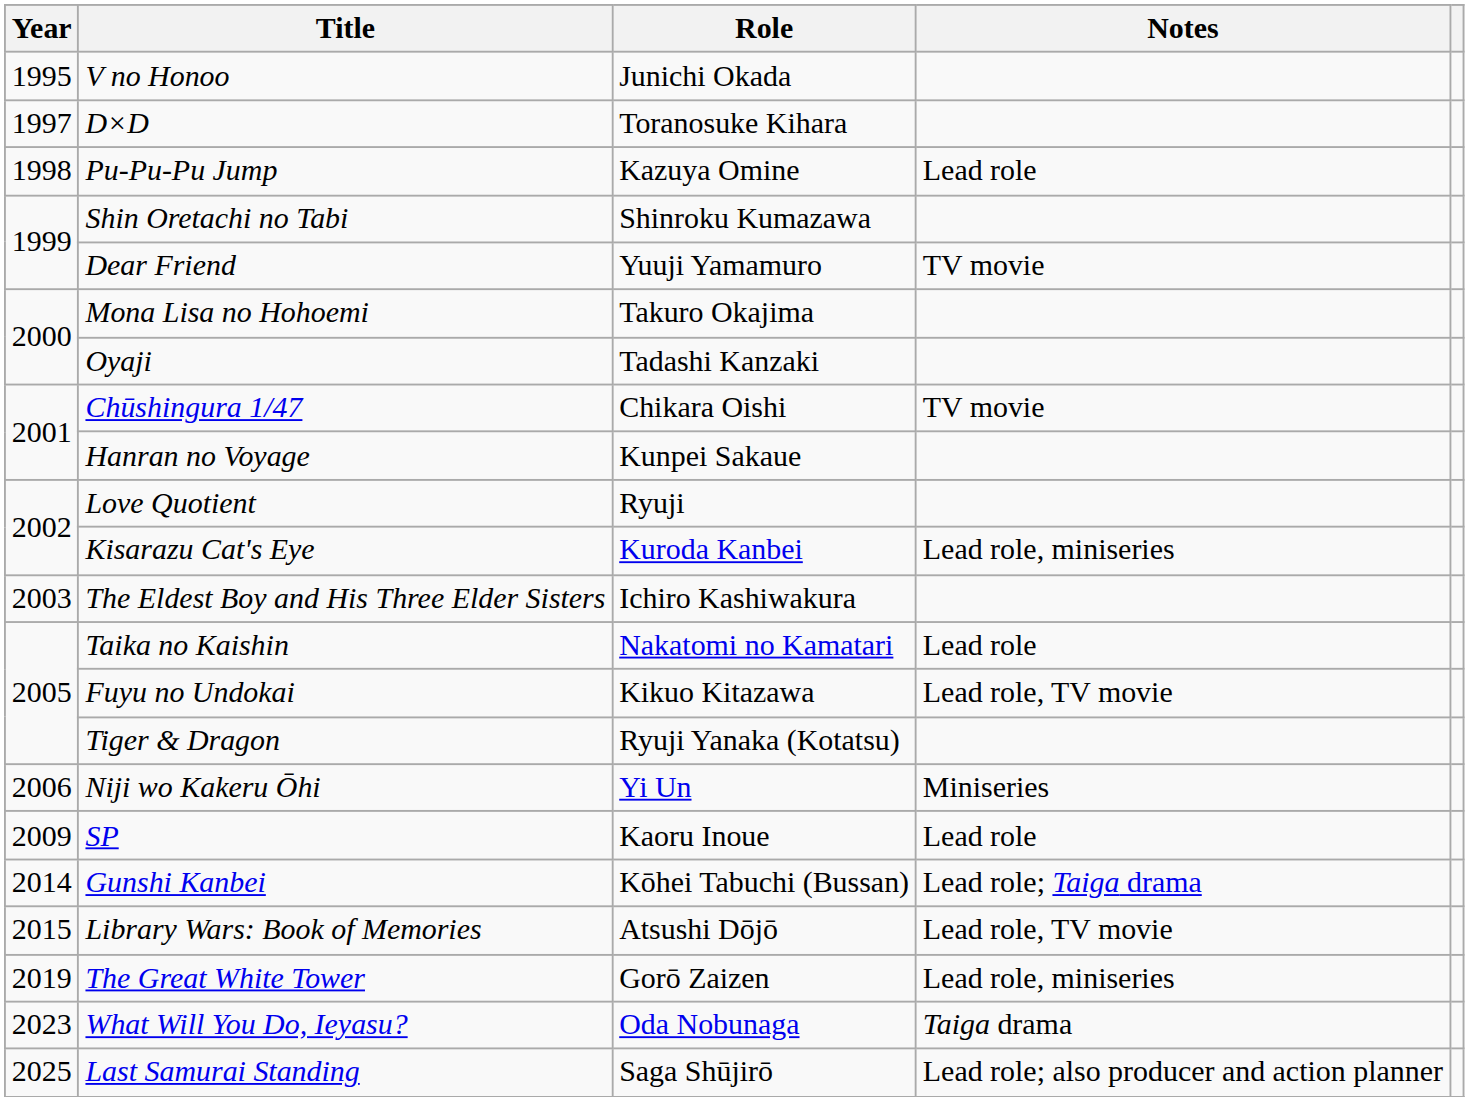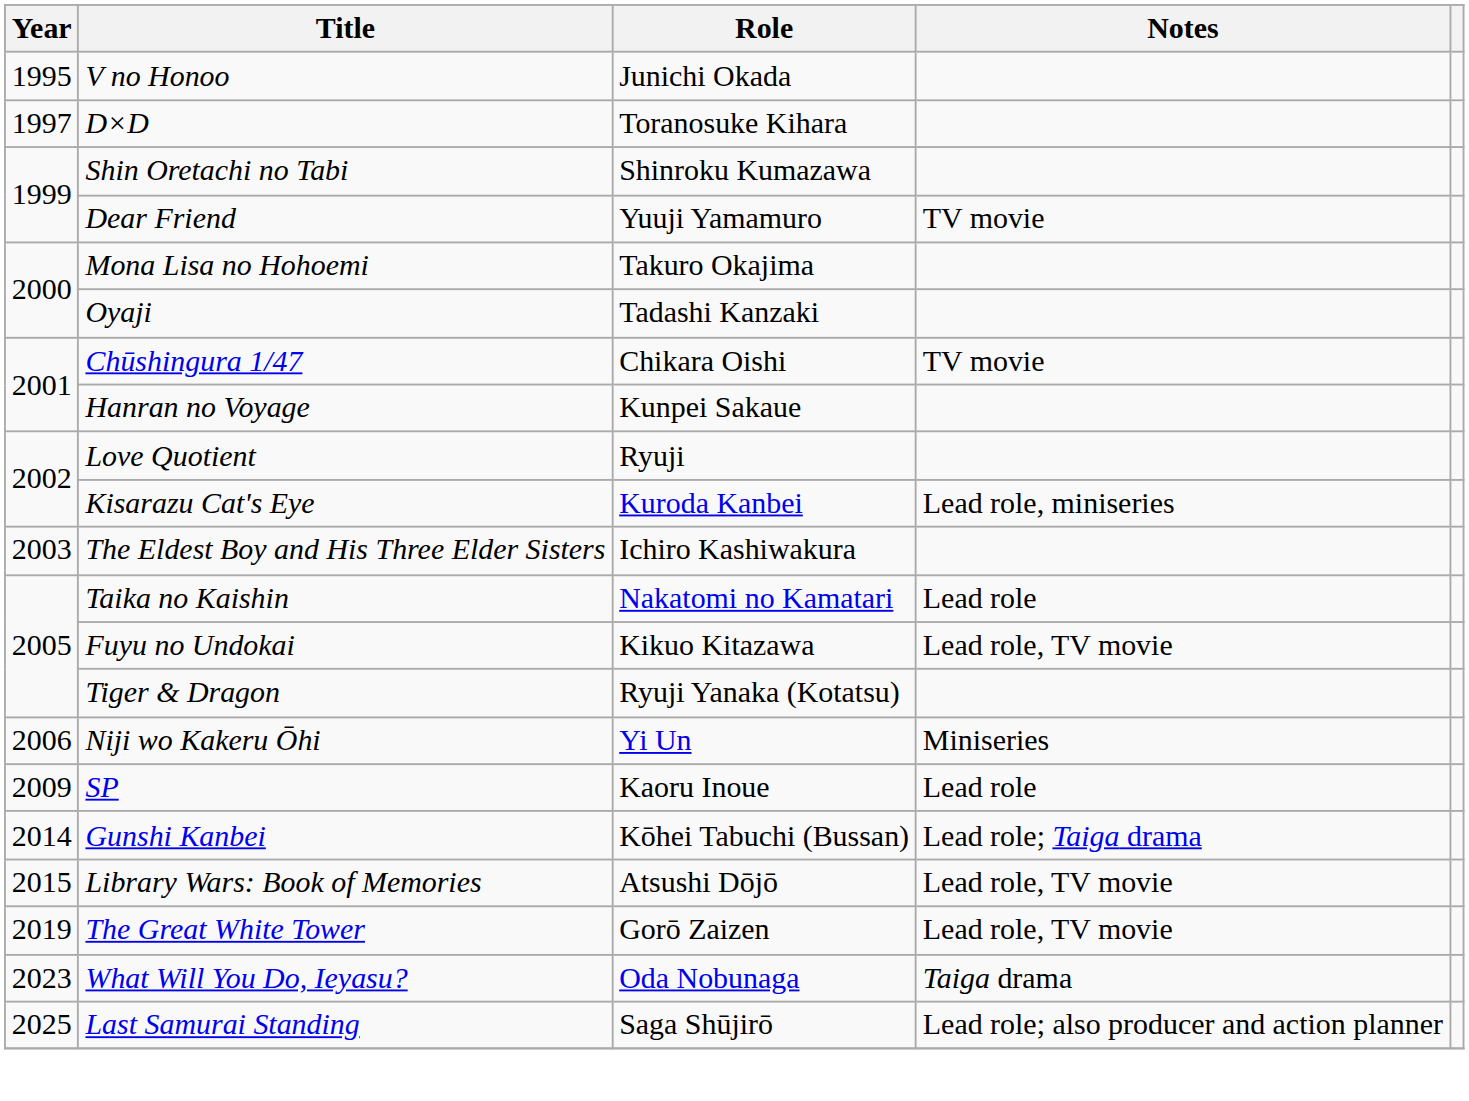- row: (181, 170)
(1049, 977) Lead role, miniseries -> (1048, 929) Lead role, TV movie
